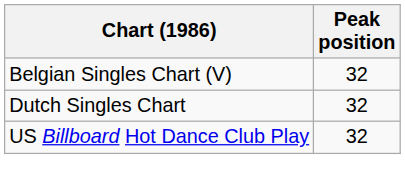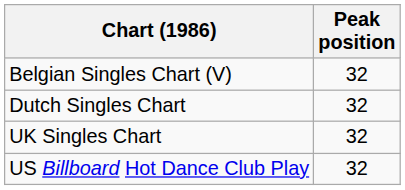+ row: (85, 136)
